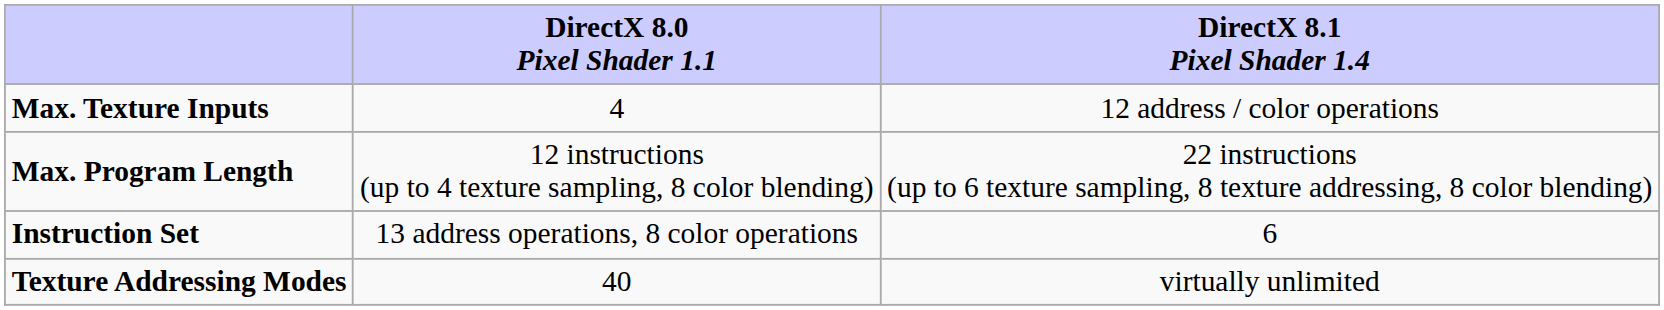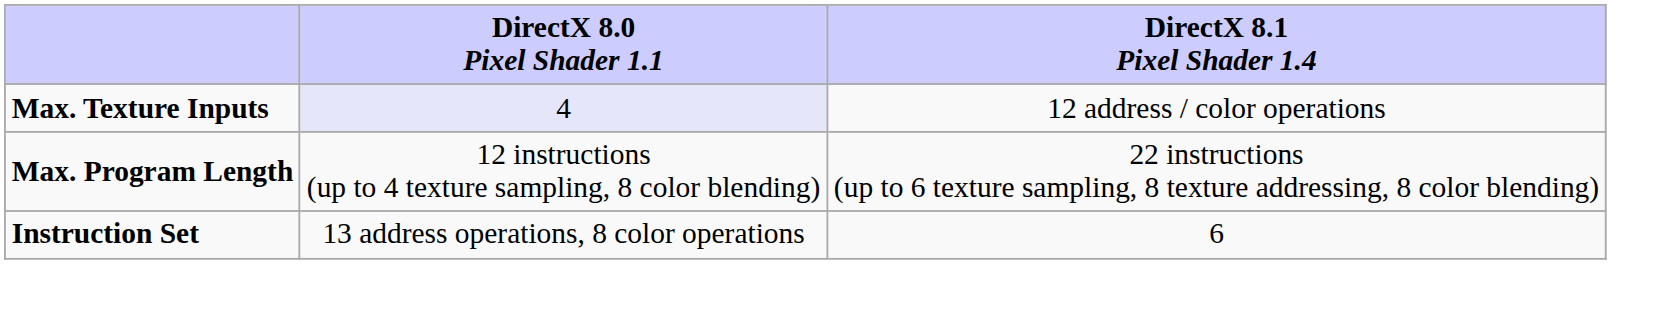(617, 107) no background -> (564, 107) lavender background
- row: (179, 280)
